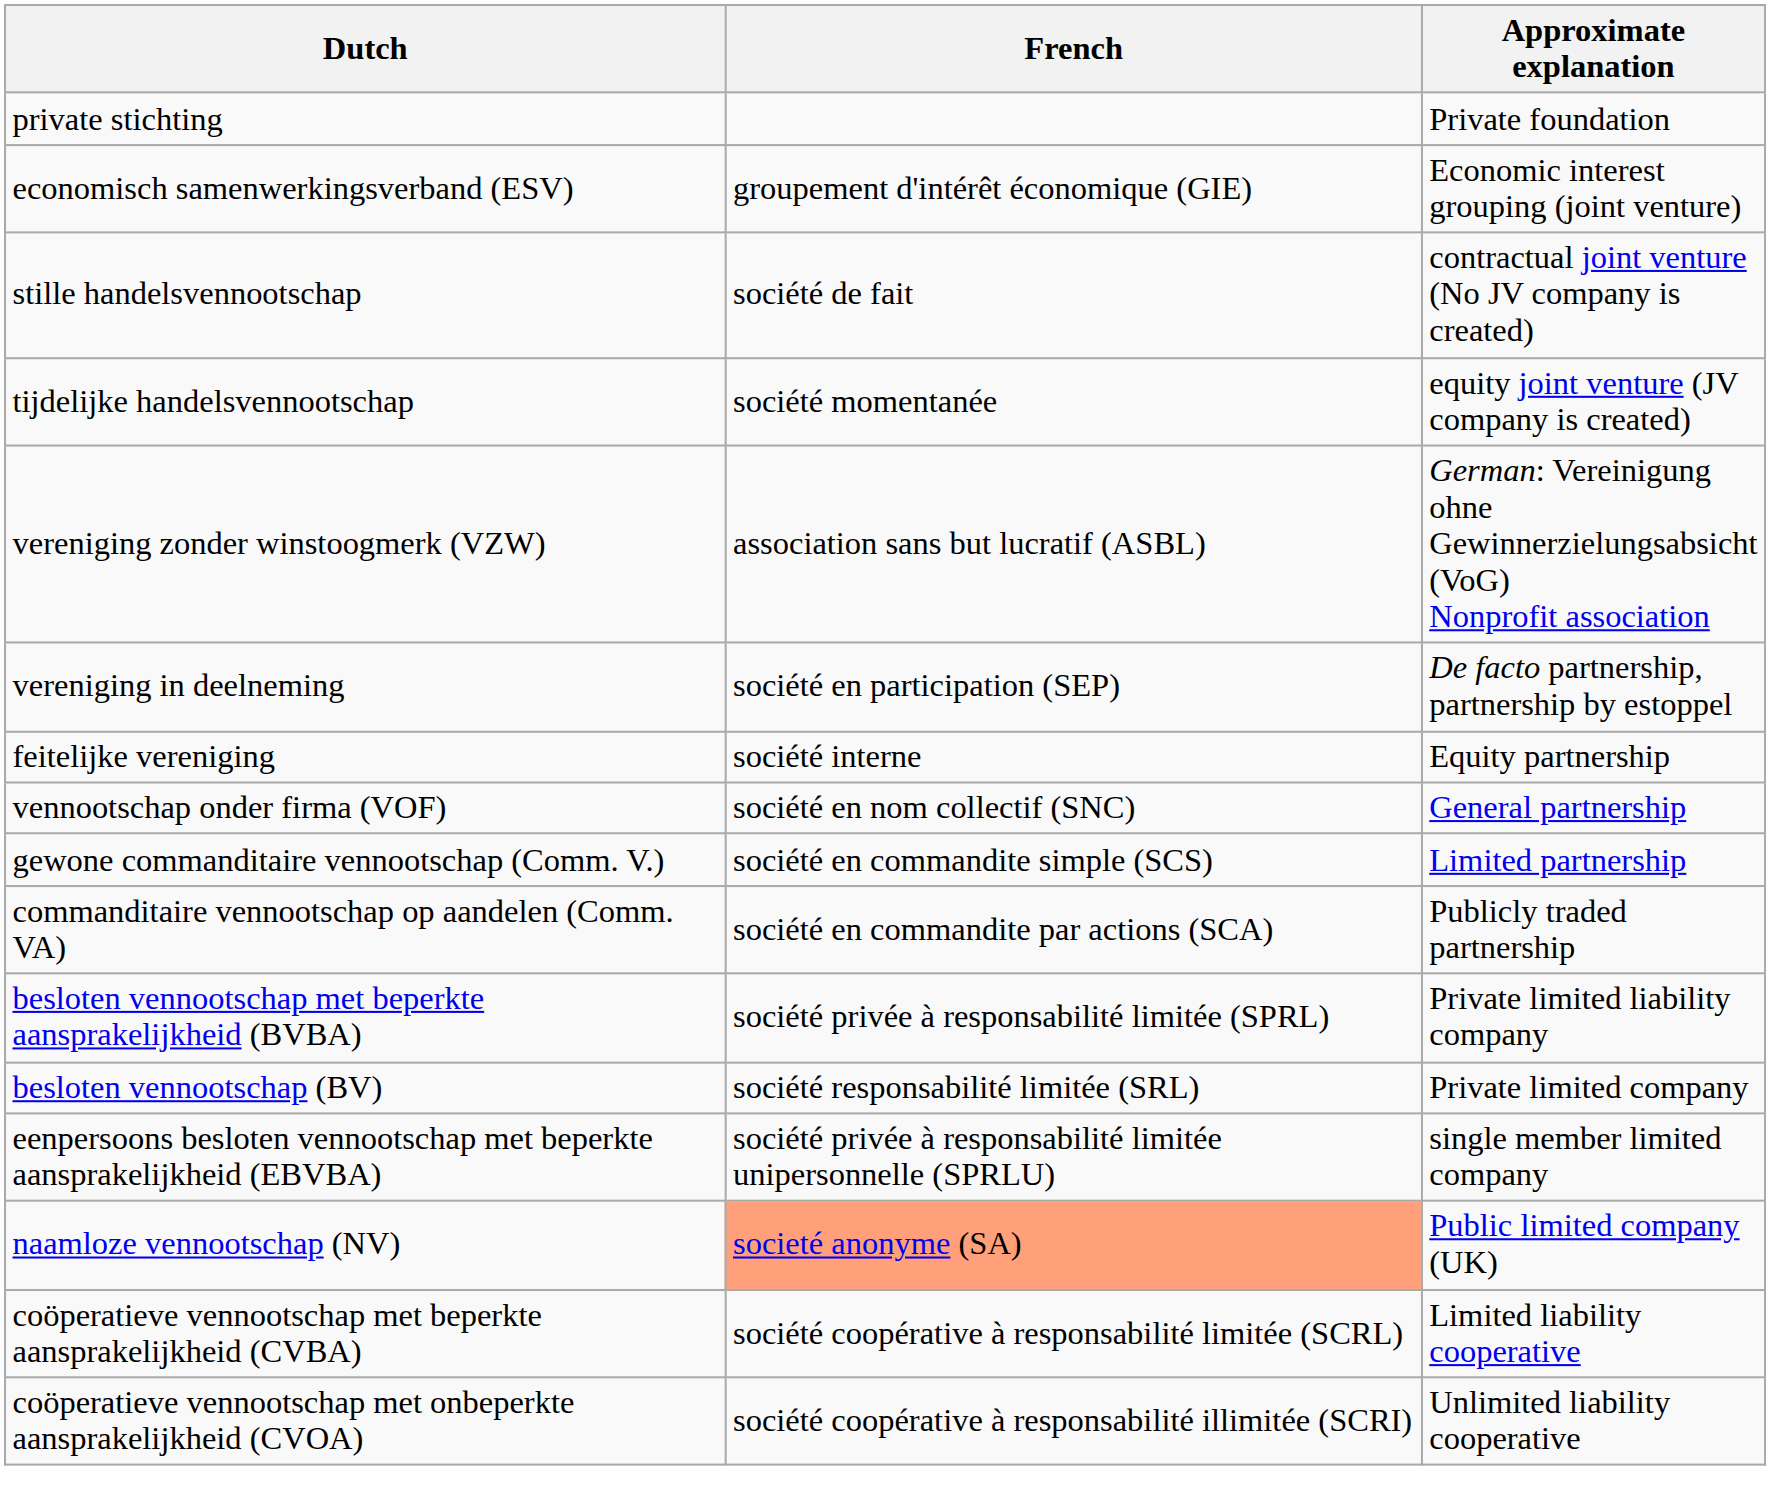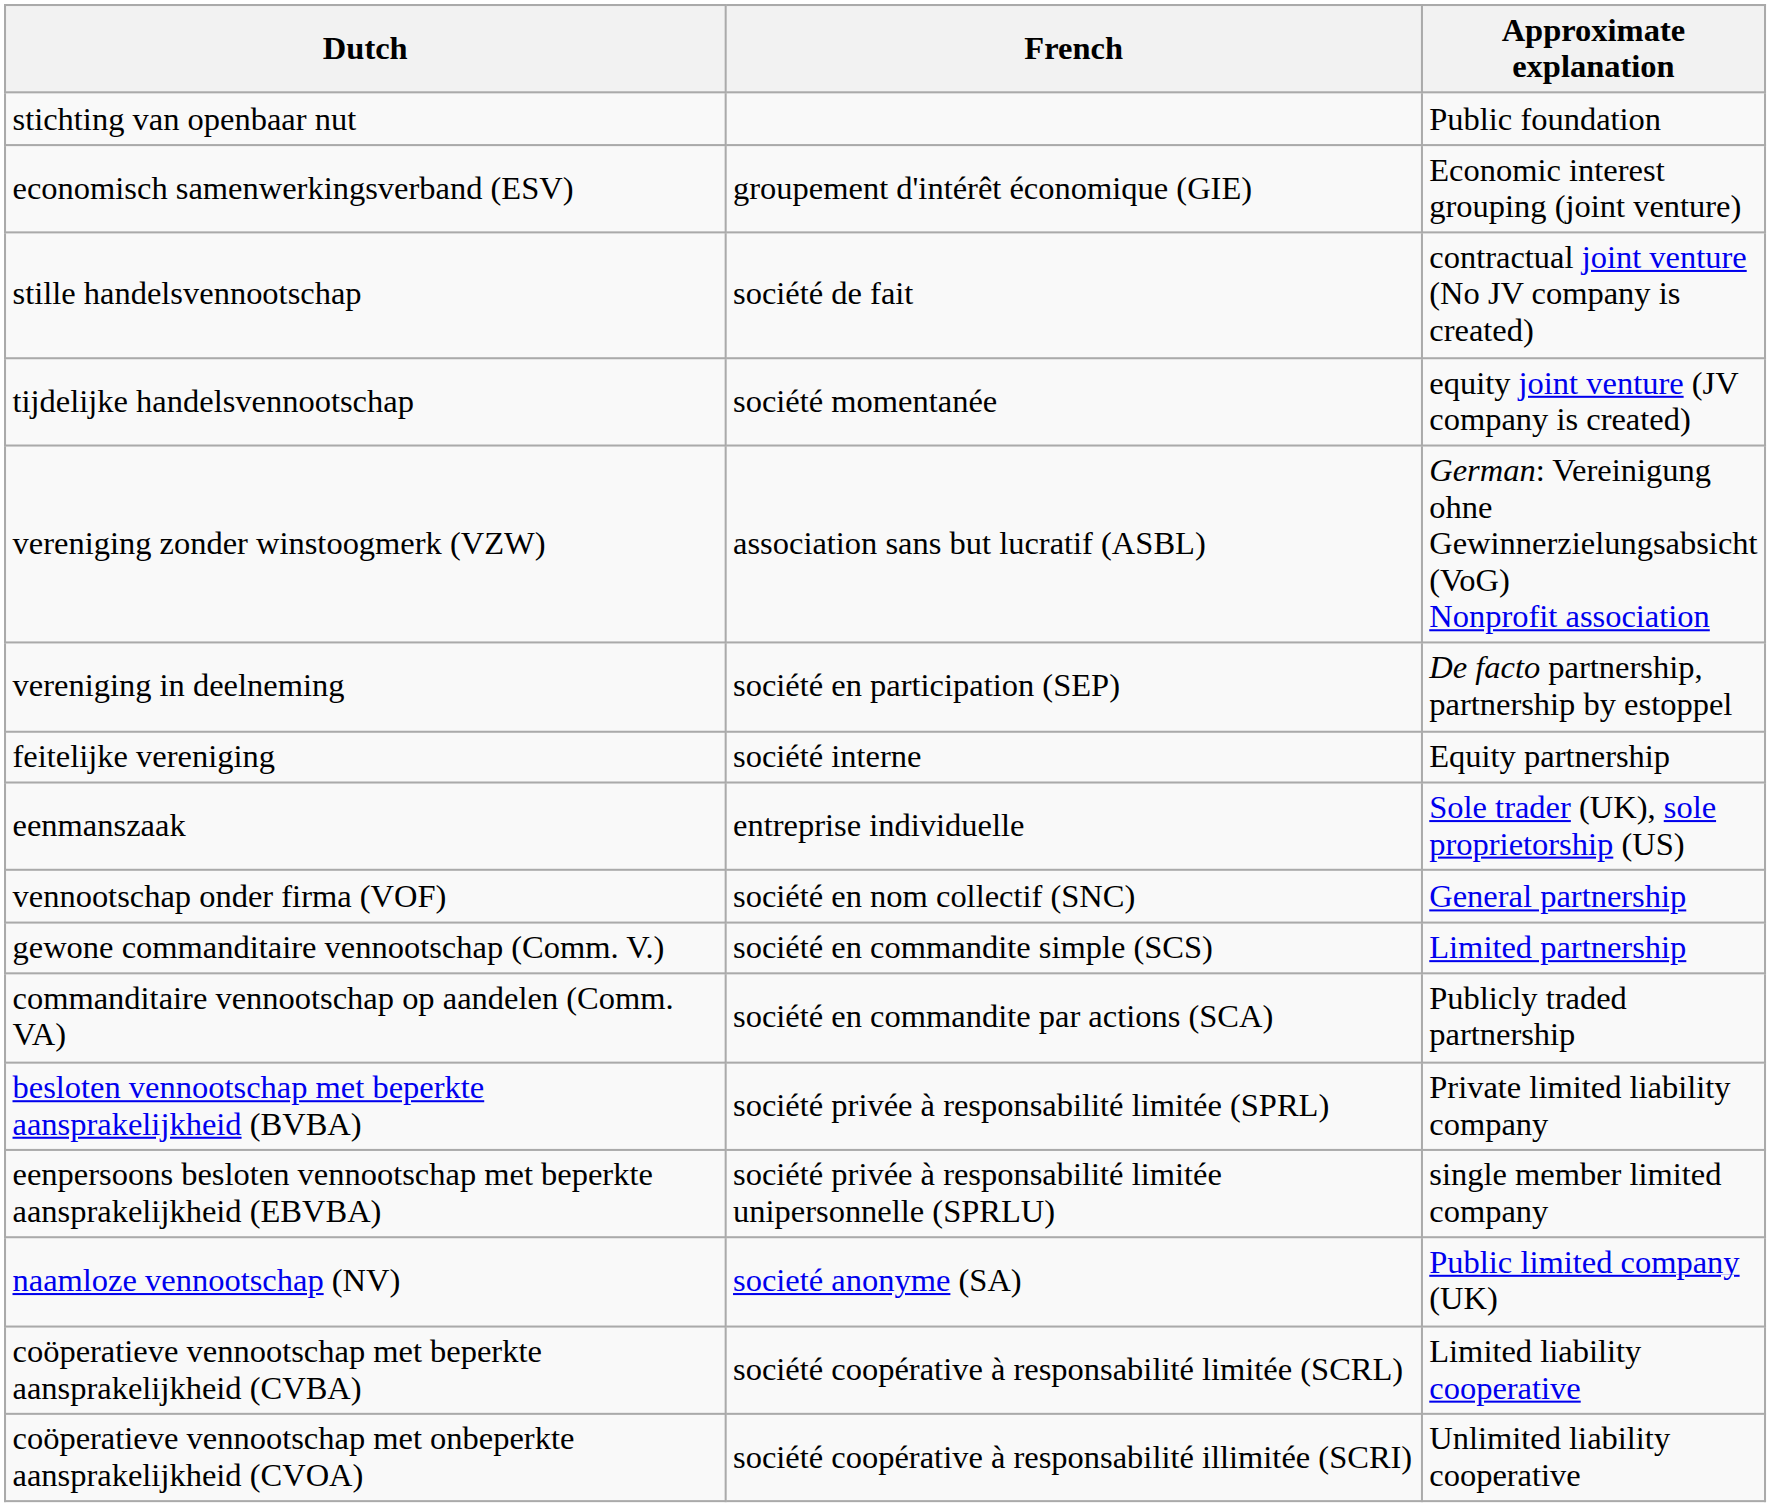- row: (118, 118)
+ row: (184, 118)
+ row: (99, 826)
- row: (197, 1086)
(877, 1244) lightsalmon background -> (877, 1281) no background
